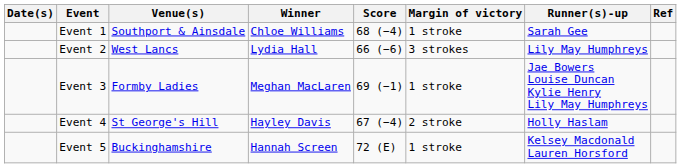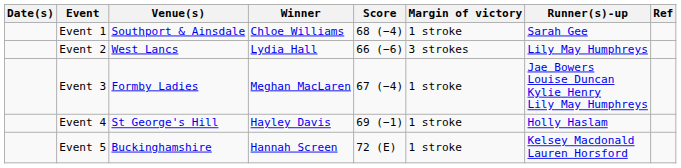(380, 86) 69 (−1) -> (380, 86) 67 (−4)
(380, 123) 67 (−4) -> (380, 123) 69 (−1)
(435, 123) 2 stroke -> (435, 123) 1 stroke
